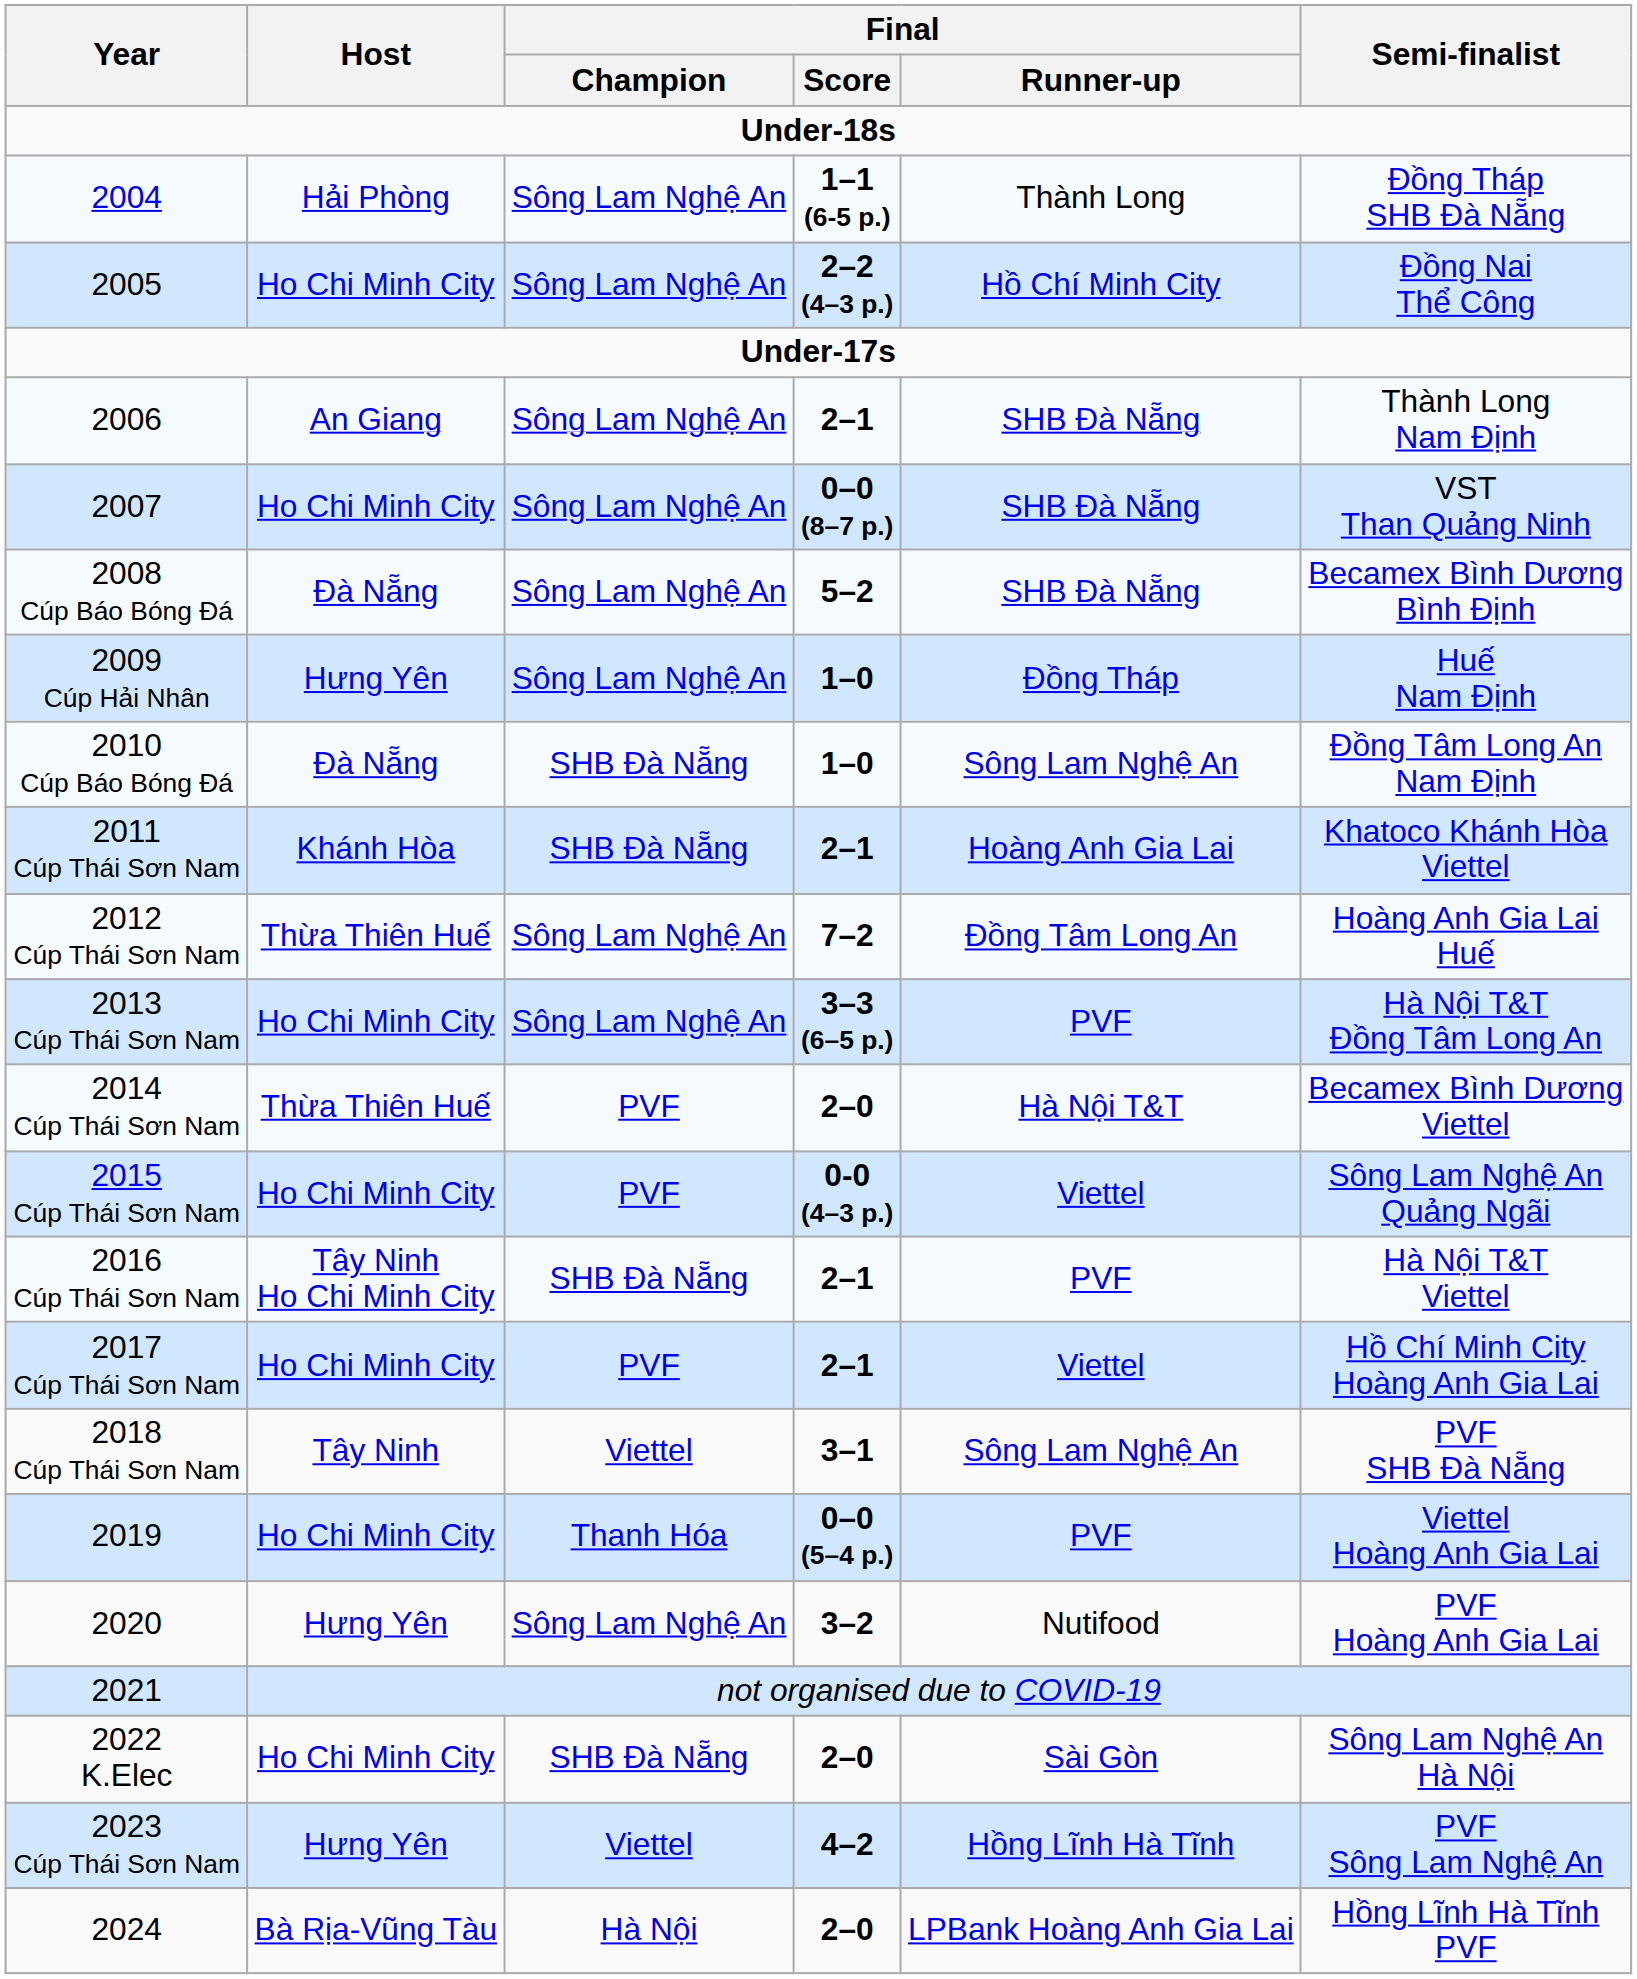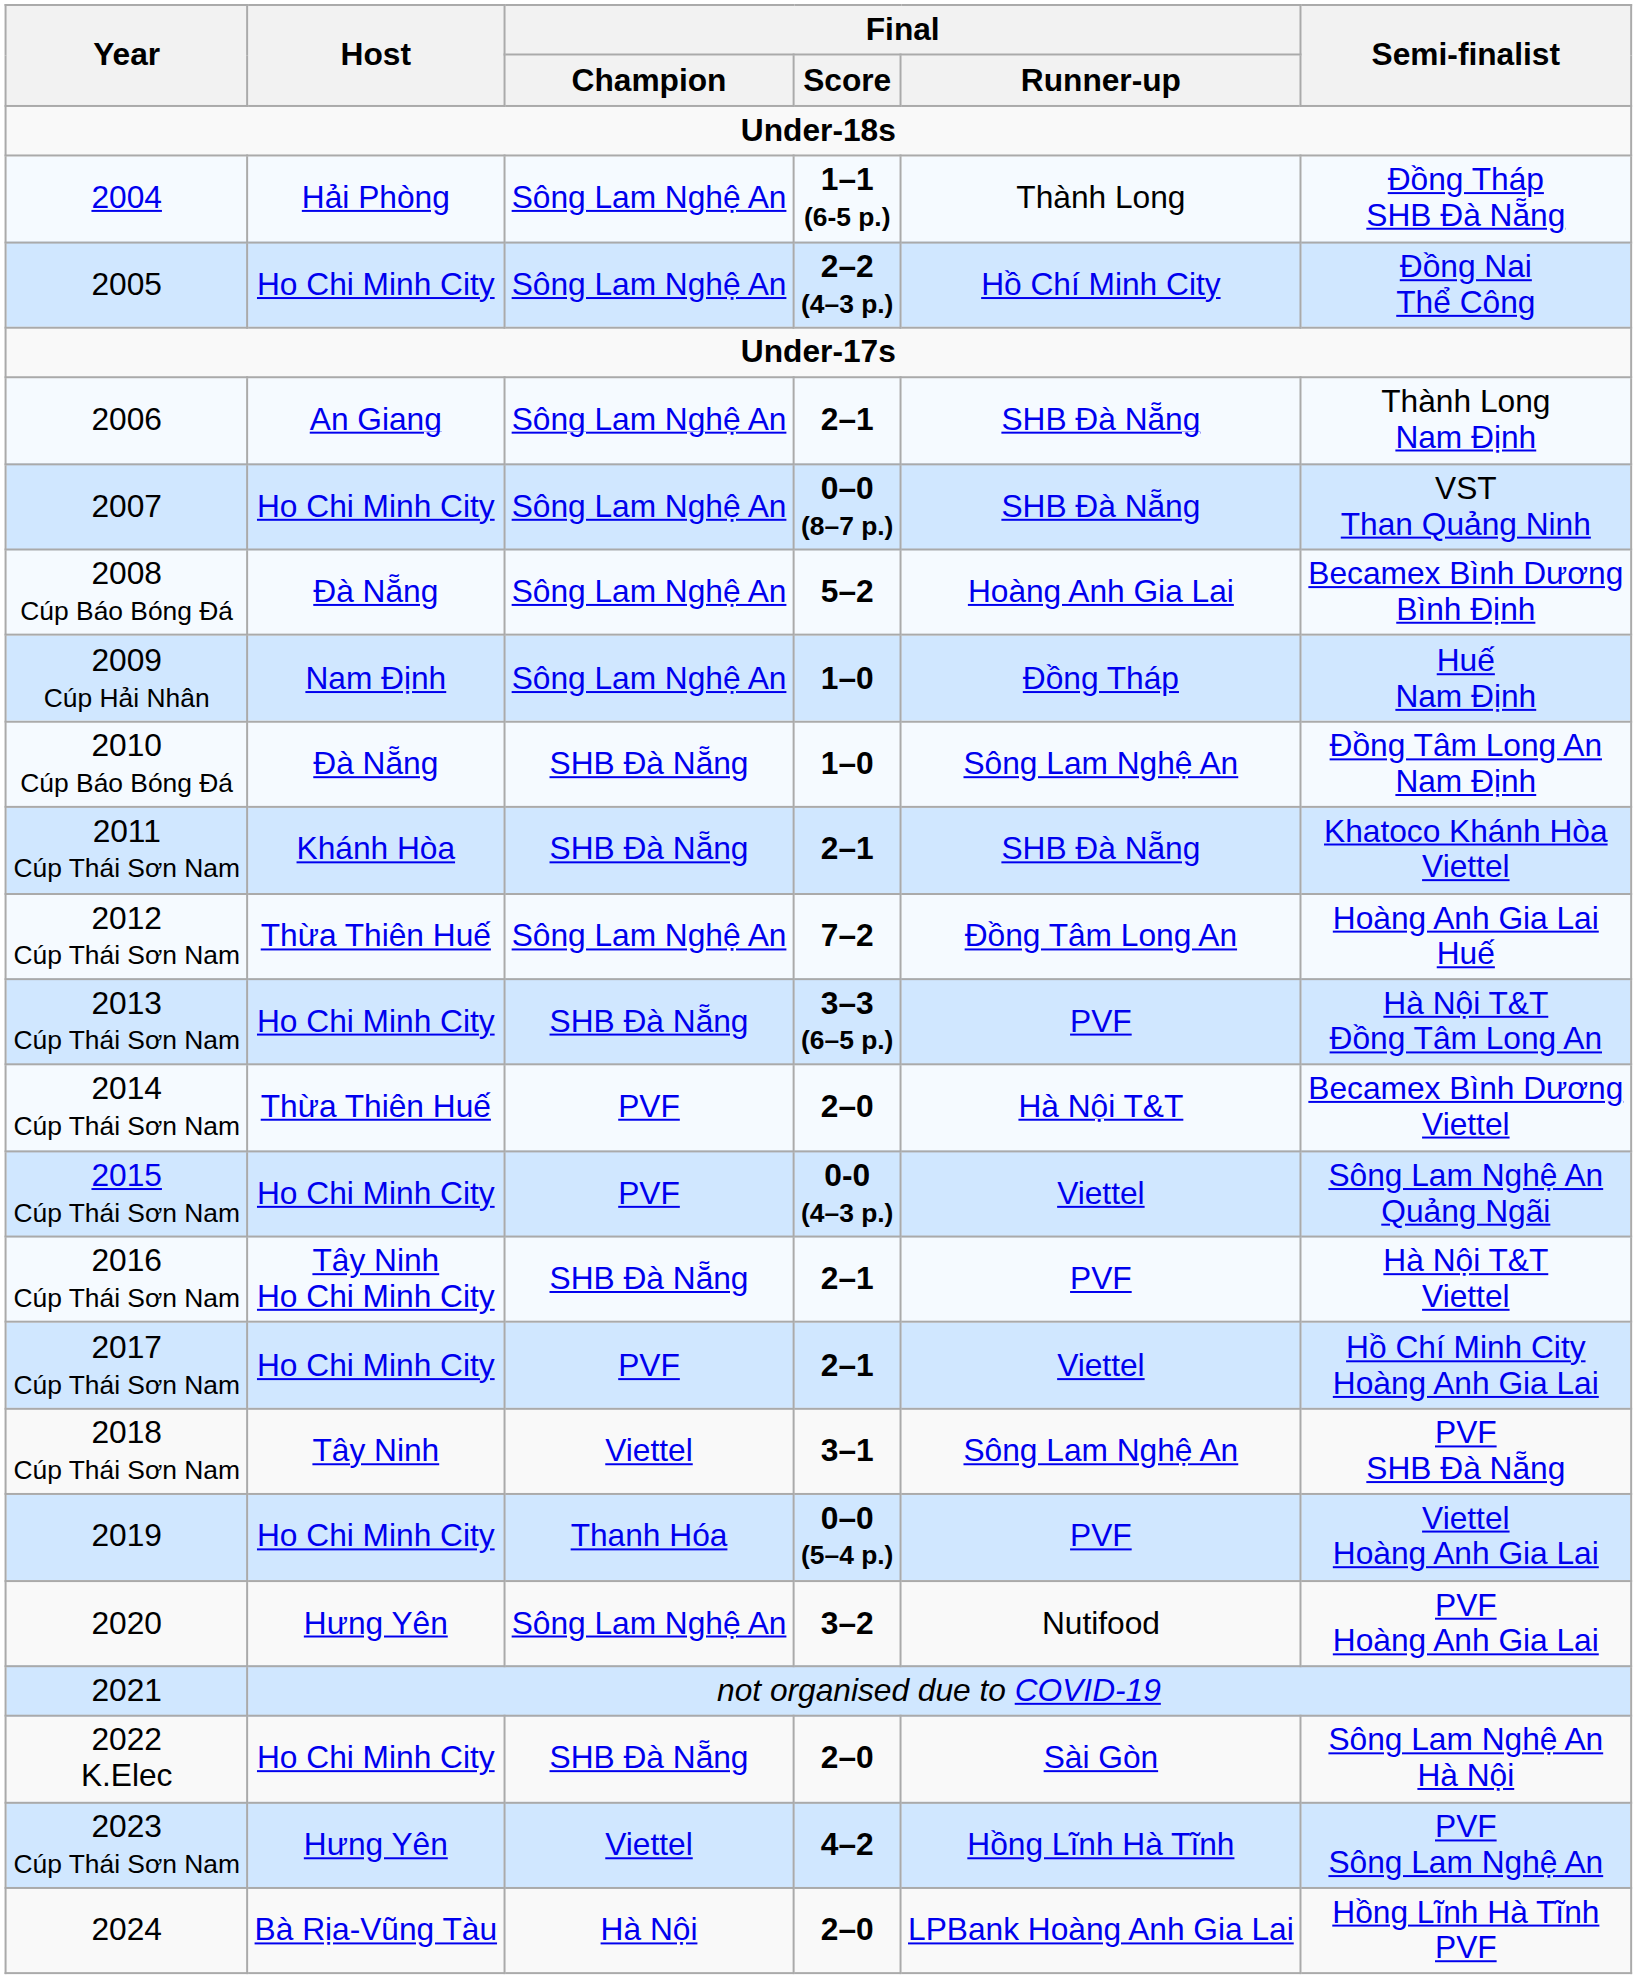(1101, 591) SHB Đà Nẵng -> (1101, 591) Hoàng Anh Gia Lai
(376, 677) Hưng Yên -> (376, 677) Nam Định
(1101, 849) Hoàng Anh Gia Lai -> (1101, 849) SHB Đà Nẵng
(649, 1021) Sông Lam Nghệ An -> (649, 1021) SHB Đà Nẵng
